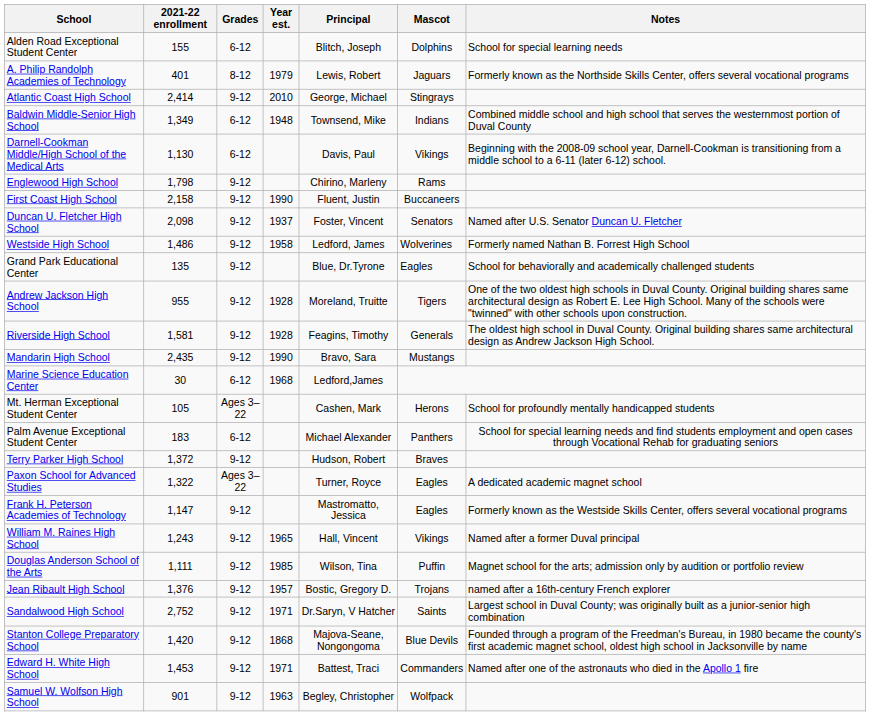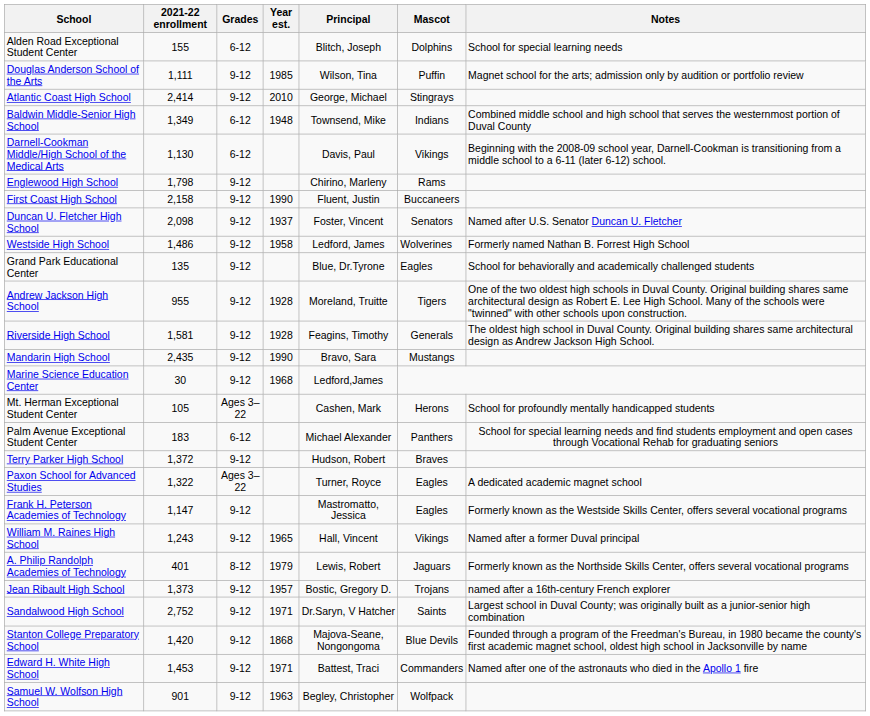rows swapped: (73, 567) <-> (66, 75)
(240, 380) 6-12 -> (240, 380) 9-12
(180, 589) 1,376 -> (180, 589) 1,373
